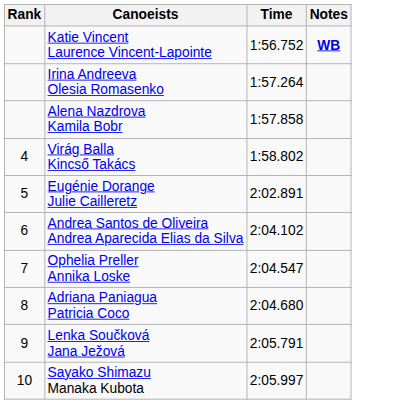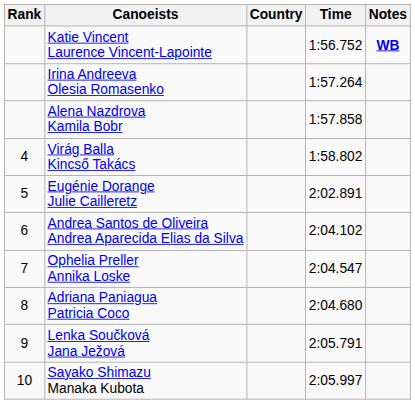+ column: (276, 15)
